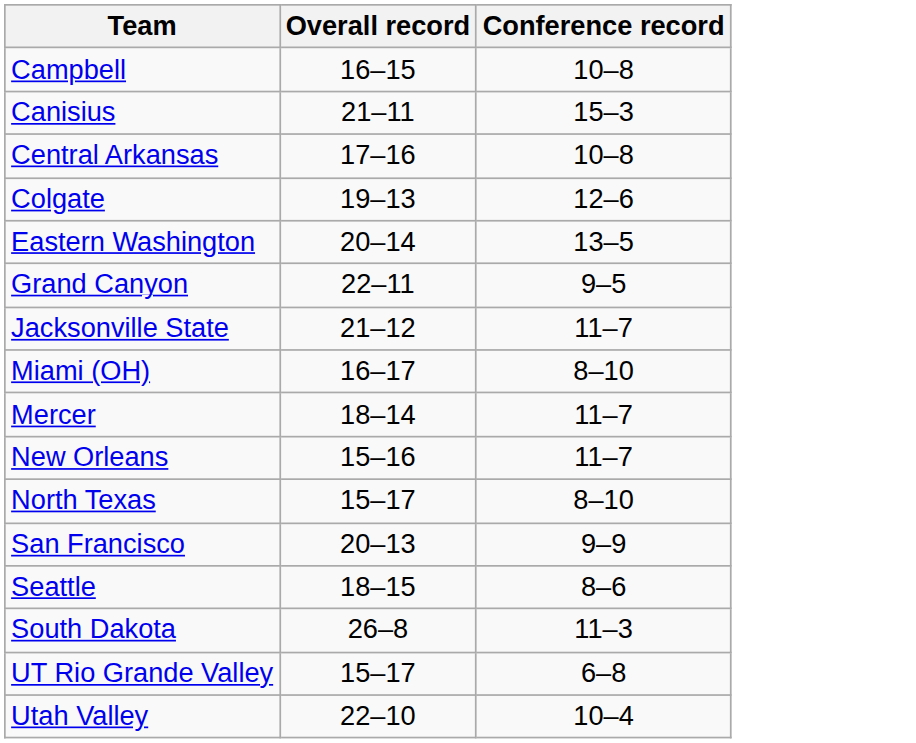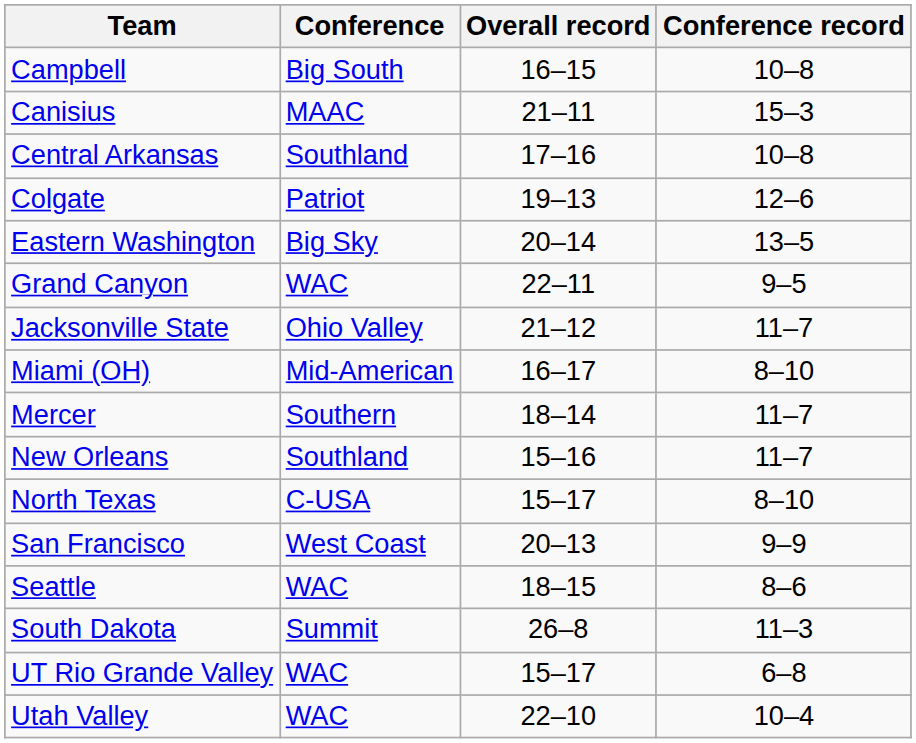+ column: (370, 26)
